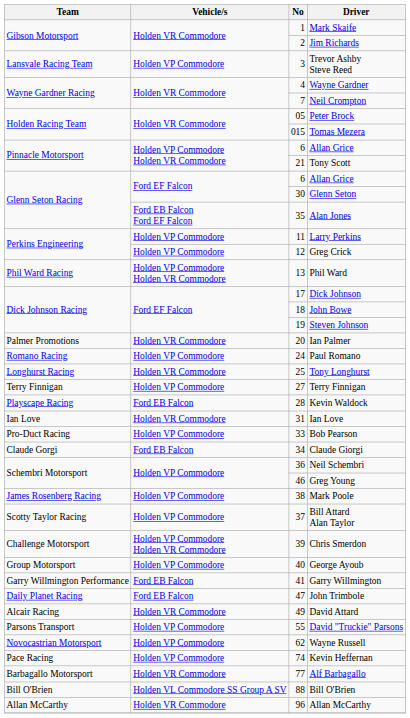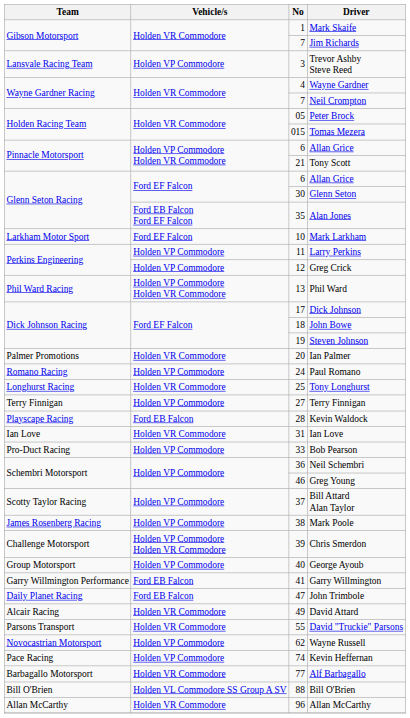(303, 43) 2 -> (303, 43) 7
+ row: (48, 236)
- row: (32, 449)
rows swapped: (46, 517) <-> (54, 496)
(179, 627) Holden VP Commodore -> (179, 627) Holden VR Commodore
